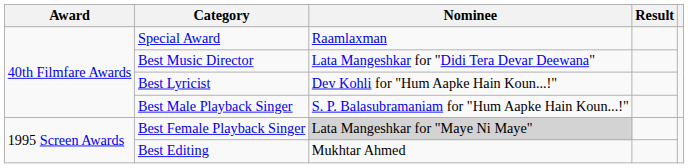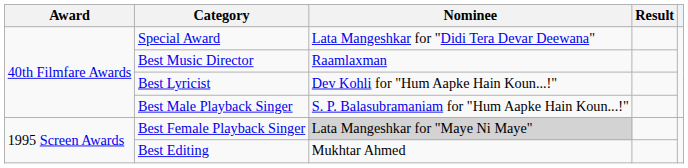(349, 38) Raamlaxman -> (453, 38) Lata Mangeshkar for "Didi Tera Devar Deewana"
(453, 60) Lata Mangeshkar for "Didi Tera Devar Deewana" -> (349, 60) Raamlaxman
